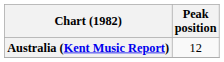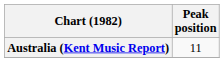(196, 47) 12 -> (196, 47) 11
